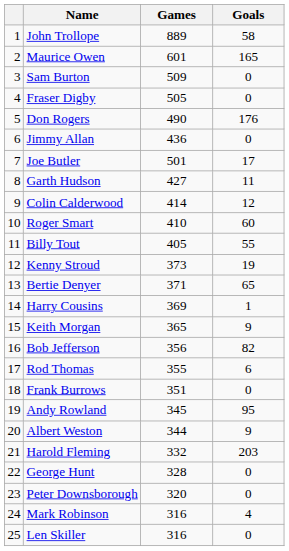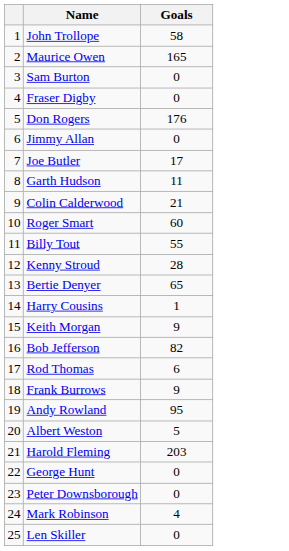- column: (177, 14)
(248, 202) 12 -> (177, 202) 21
(248, 264) 19 -> (177, 264) 28
(248, 389) 0 -> (177, 389) 9
(248, 431) 9 -> (177, 431) 5
